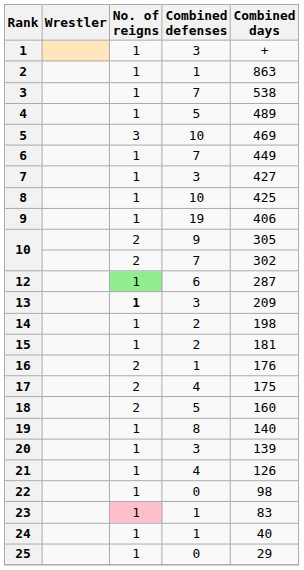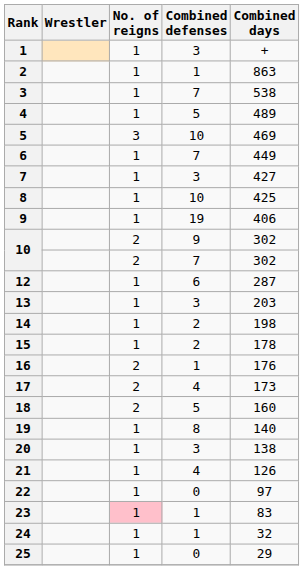(265, 240) 305 -> (265, 240) 302
(136, 282) lightgreen background -> (136, 282) no background
(136, 303) bold -> (136, 303) normal
(265, 303) 209 -> (265, 303) 203
(265, 344) 181 -> (265, 344) 178
(265, 386) 175 -> (265, 386) 173
(265, 449) 139 -> (265, 449) 138
(265, 491) 98 -> (265, 491) 97
(265, 533) 40 -> (265, 533) 32
